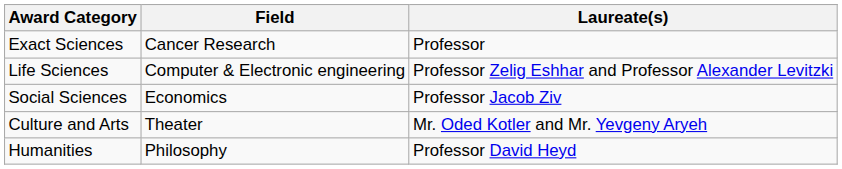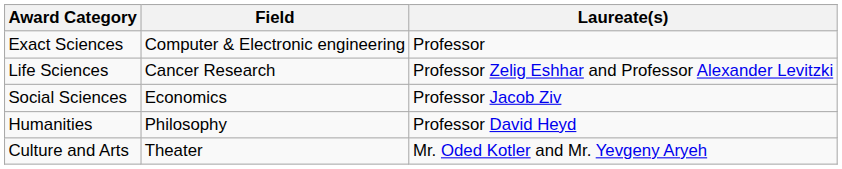(210, 44) Cancer Research -> (275, 44) Computer & Electronic engineering
(275, 71) Computer & Electronic engineering -> (210, 71) Cancer Research
rows swapped: (50, 151) <-> (69, 124)
